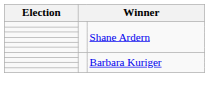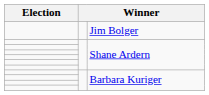+ row: (41, 31)
